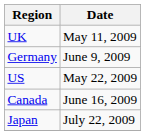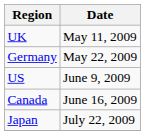(97, 57) June 9, 2009 -> (100, 57) May 22, 2009
(100, 78) May 22, 2009 -> (97, 78) June 9, 2009
